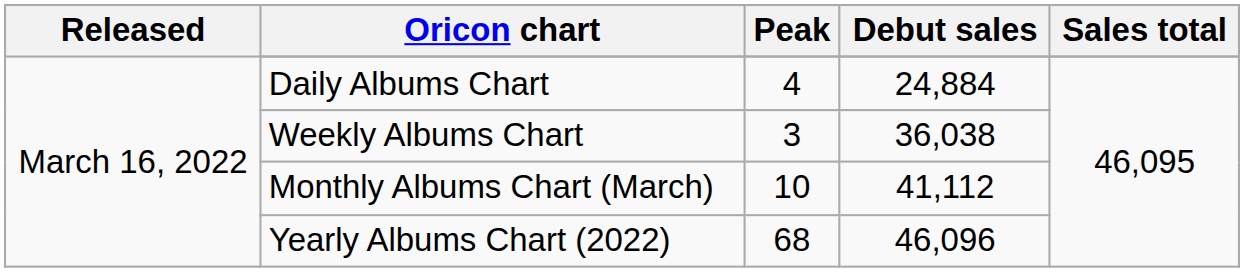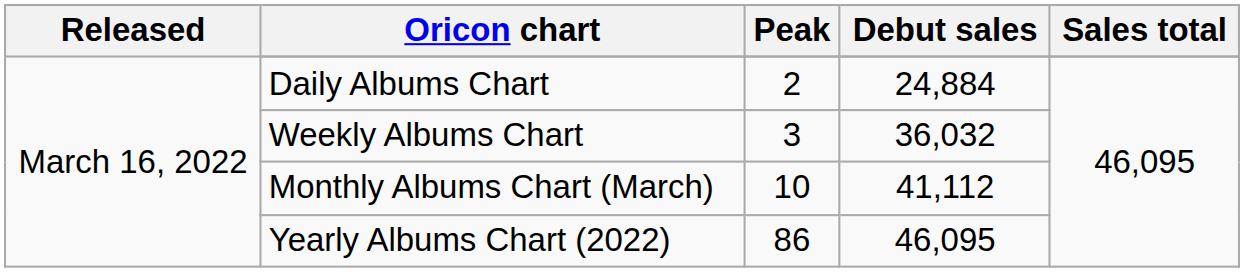(792, 82) 4 -> (792, 82) 2
(945, 135) 36,038 -> (945, 135) 36,032
(792, 239) 68 -> (792, 239) 86
(945, 239) 46,096 -> (945, 239) 46,095
